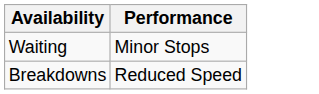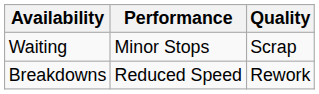+ column: (280, 18)
